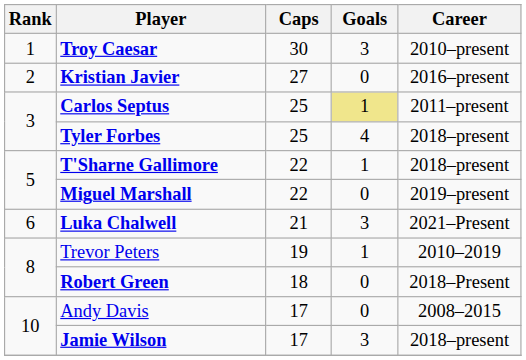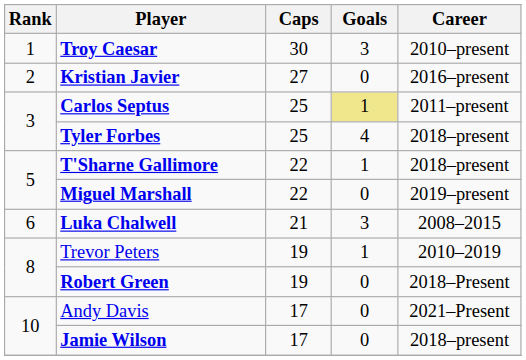(459, 223) 2021–Present -> (459, 223) 2008–2015
(299, 281) 18 -> (299, 281) 19
(459, 310) 2008–2015 -> (459, 310) 2021–Present
(365, 340) 3 -> (365, 340) 0
